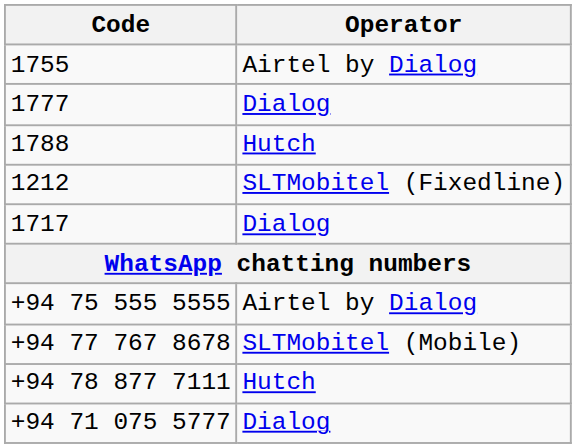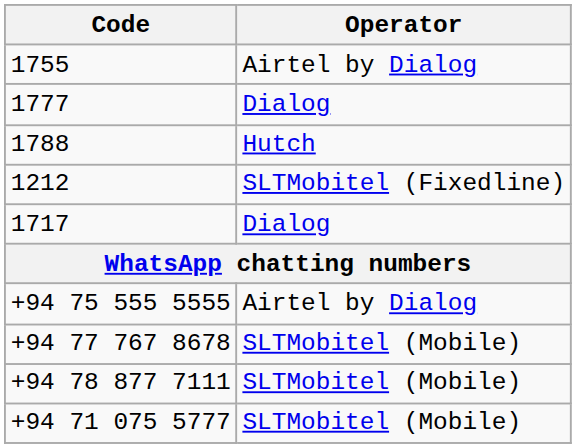(279, 383) Hutch -> (382, 383) SLTMobitel (Mobile)
(286, 423) Dialog -> (382, 423) SLTMobitel (Mobile)
